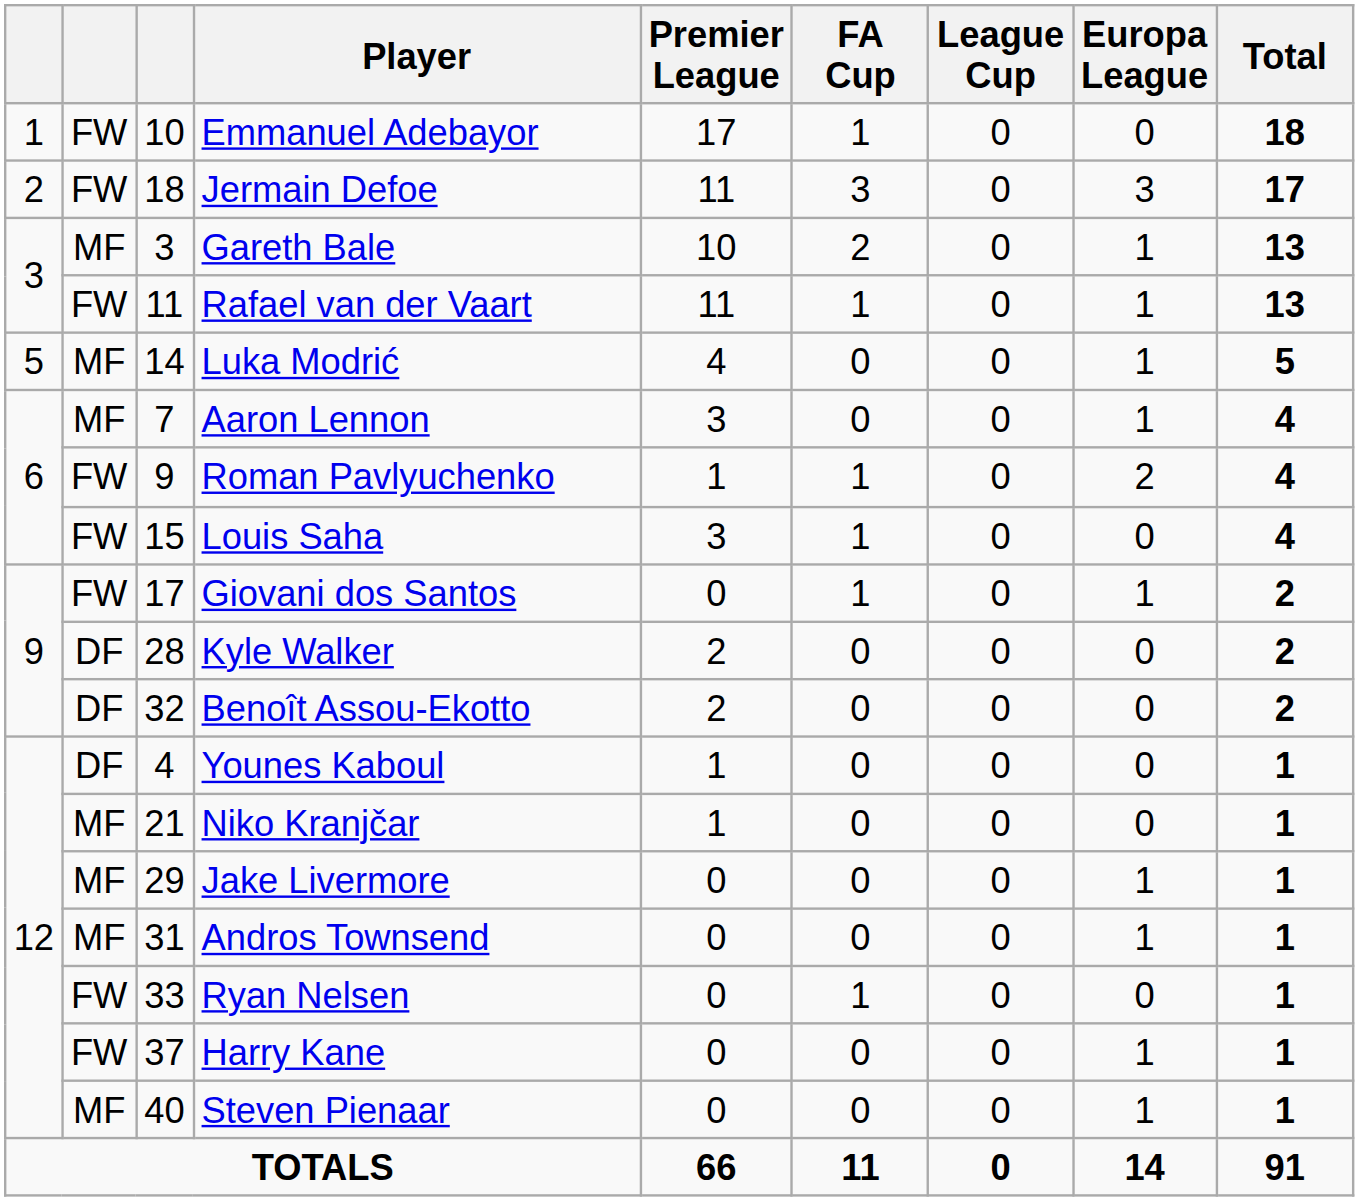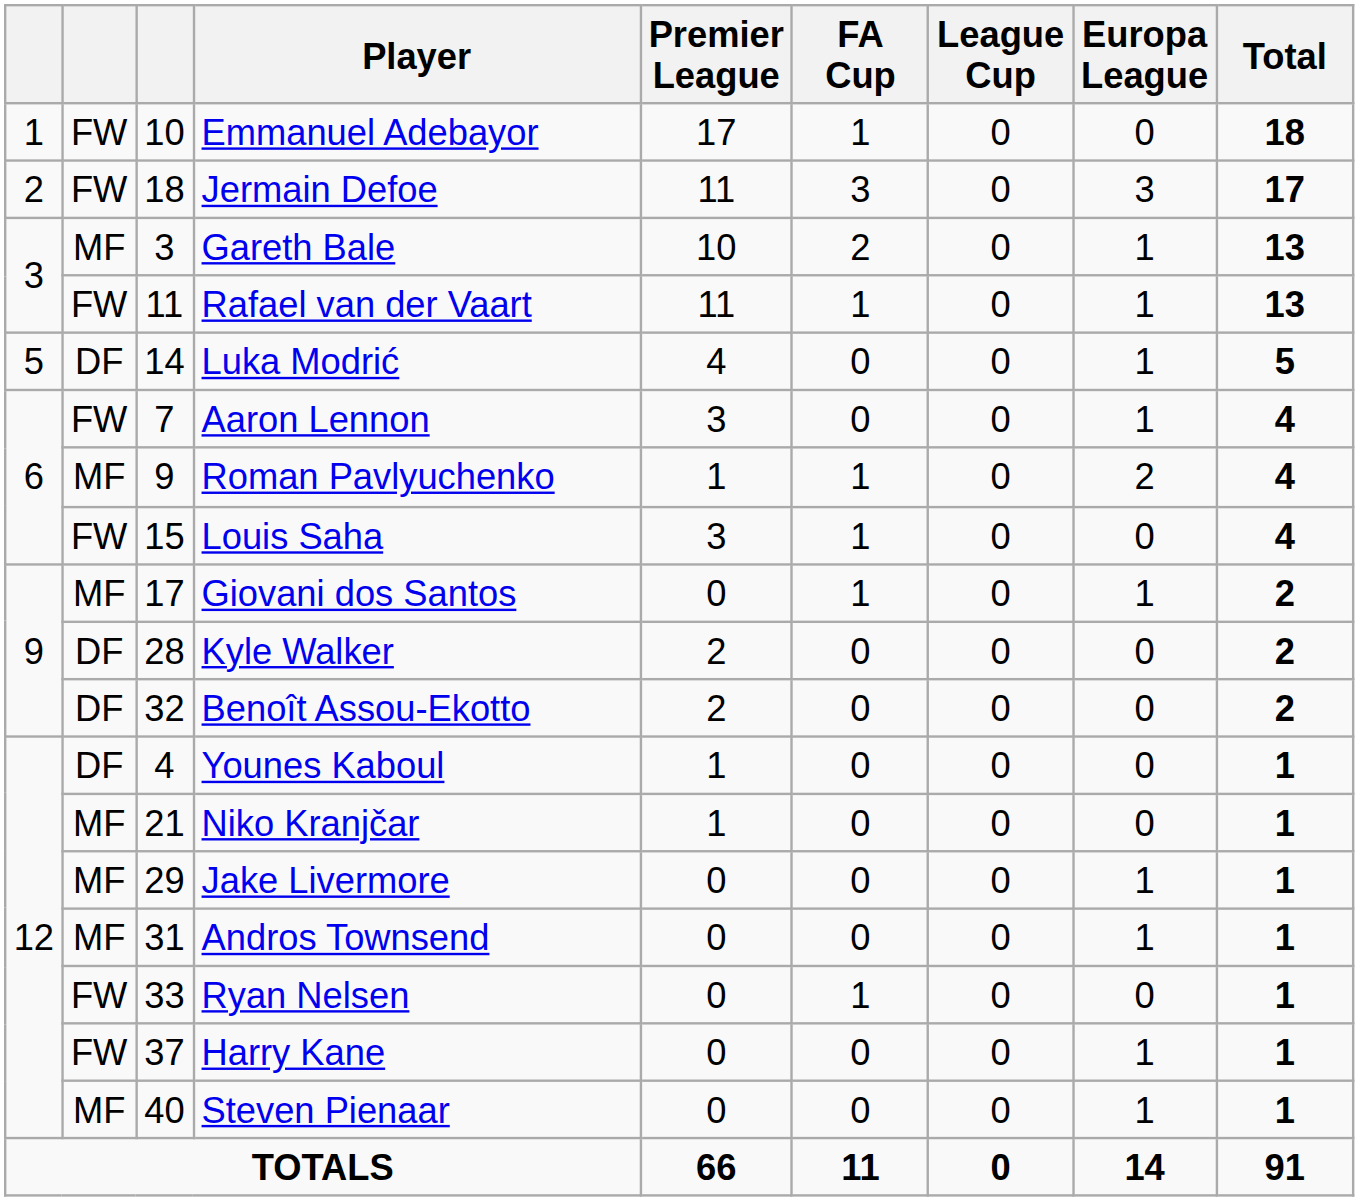(99, 362) MF -> (99, 362) DF
(99, 420) MF -> (99, 420) FW
(99, 477) FW -> (99, 477) MF
(99, 592) FW -> (99, 592) MF
